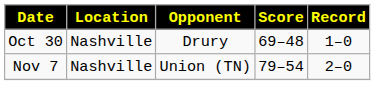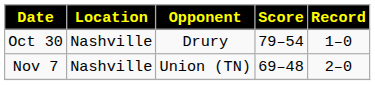(281, 42) 69–48 -> (281, 42) 79–54
(281, 67) 79–54 -> (281, 67) 69–48
